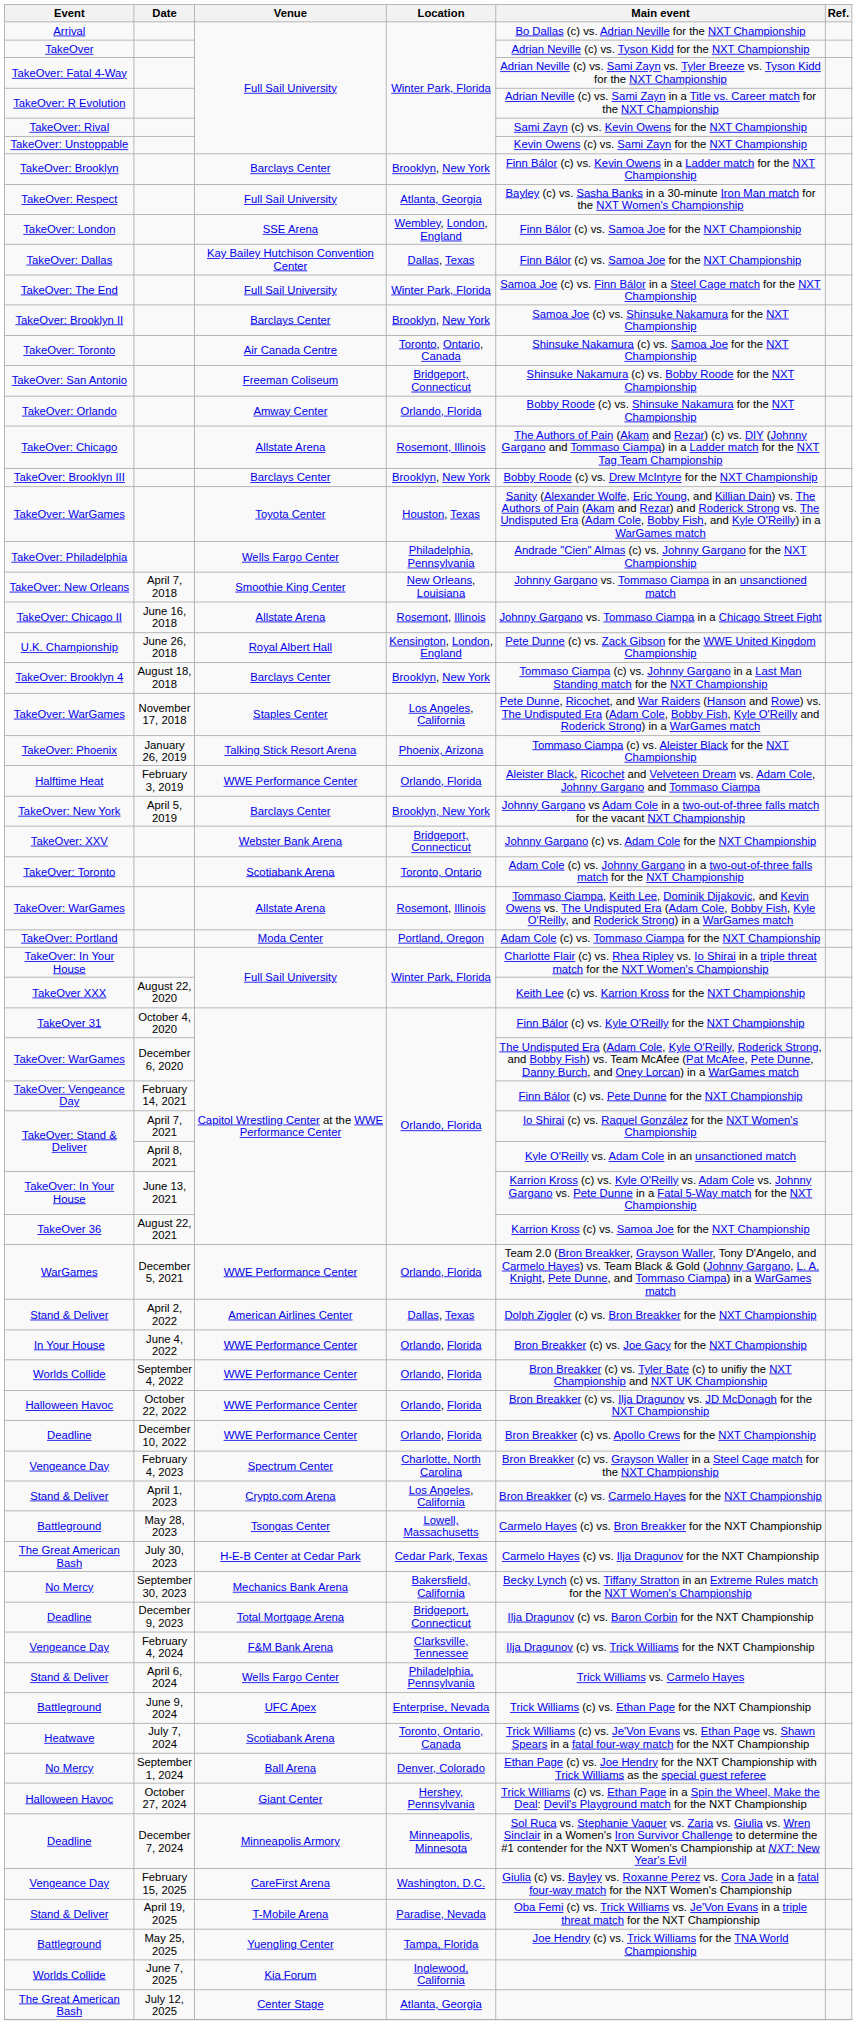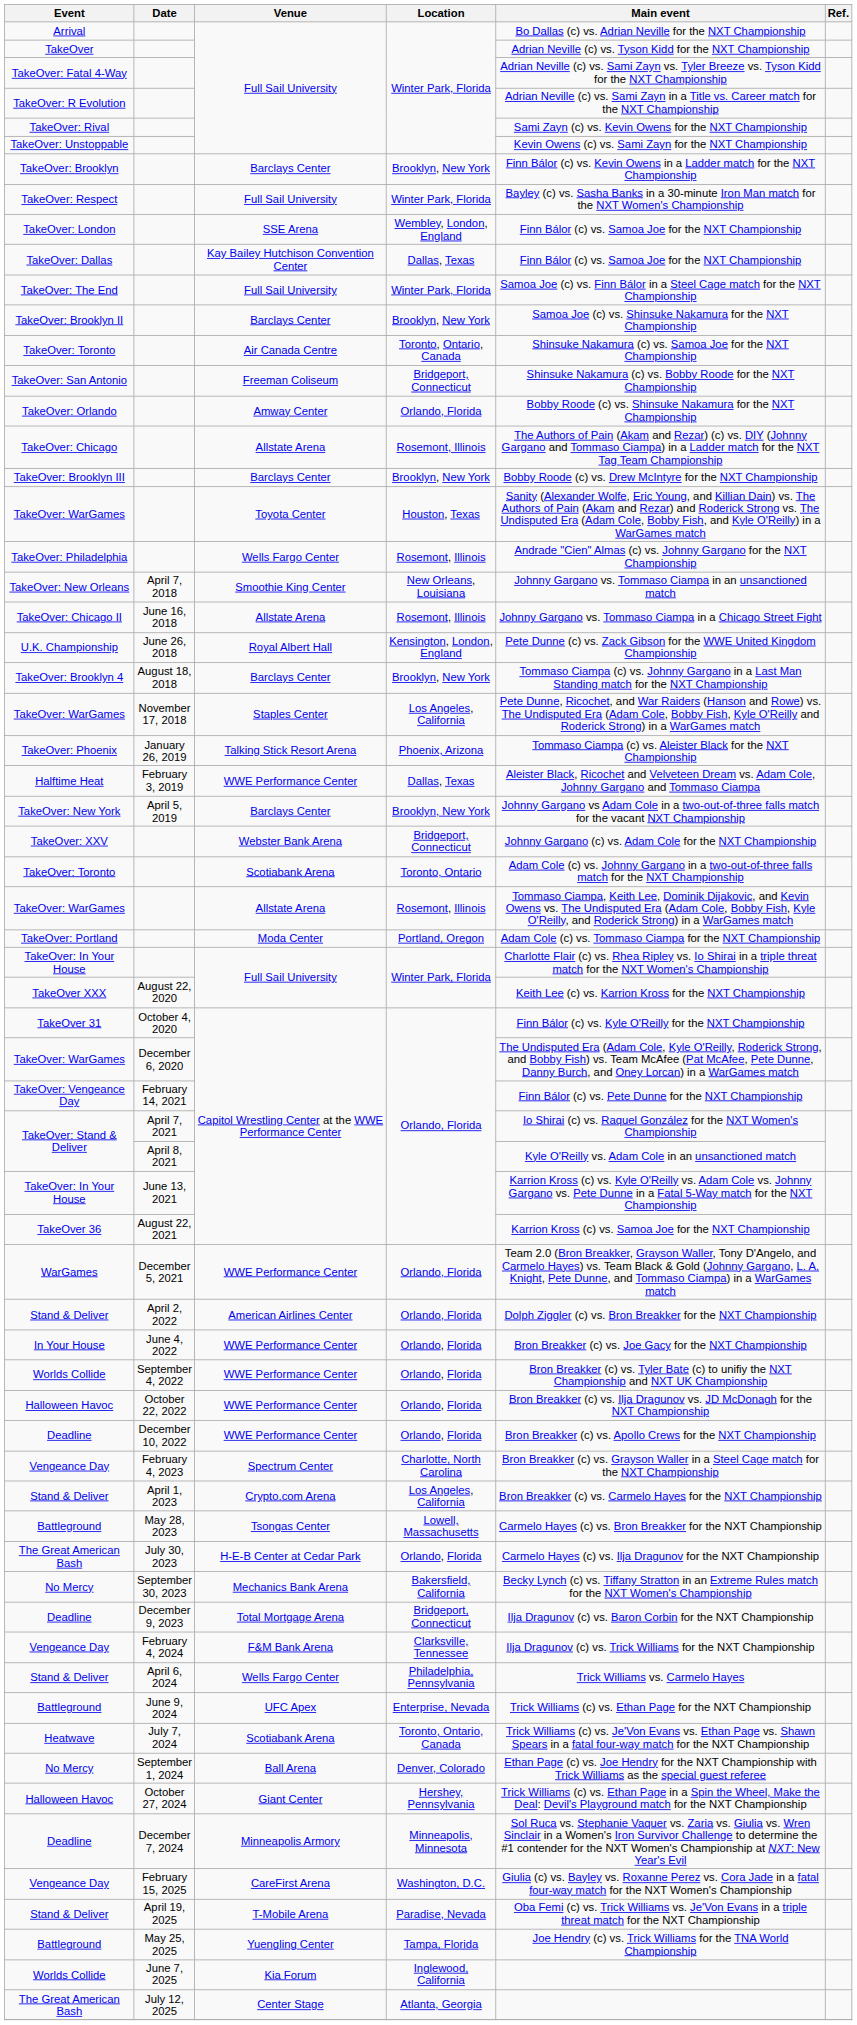(441, 199) Atlanta, Georgia -> (441, 199) Winter Park, Florida
(441, 556) Philadelphia, Pennsylvania -> (441, 556) Rosemont, Illinois
(441, 781) Orlando, Florida -> (441, 781) Dallas, Texas
(441, 1314) Dallas, Texas -> (441, 1314) Orlando, Florida
(441, 1556) Cedar Park, Texas -> (441, 1556) Orlando, Florida
